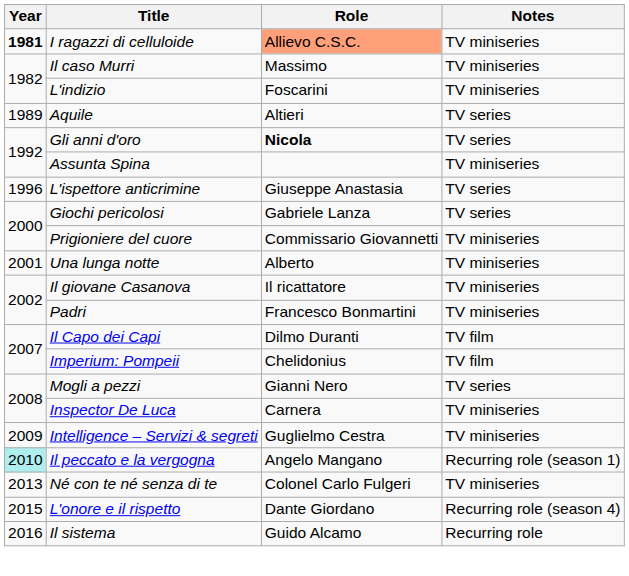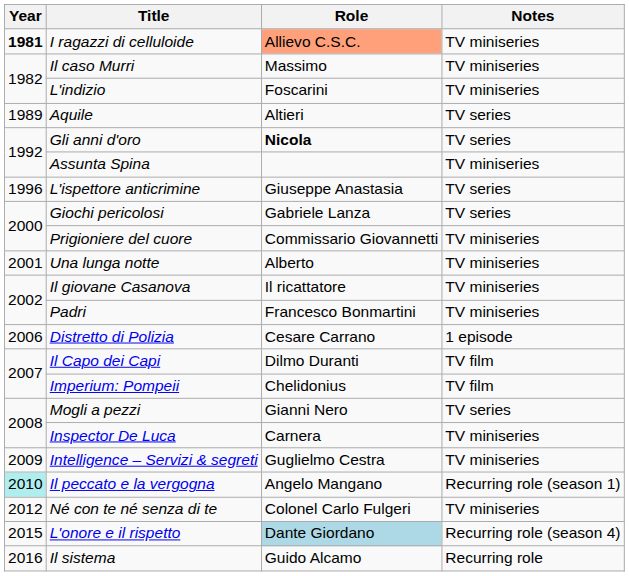+ row: (112, 336)
(25, 484) 2013 -> (25, 509) 2012
(320, 509) no background -> (320, 533) lightblue background
